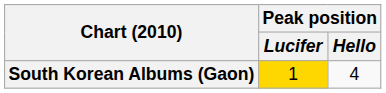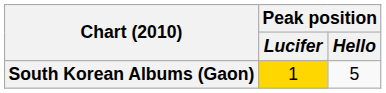(354, 74) 4 -> (354, 74) 5
